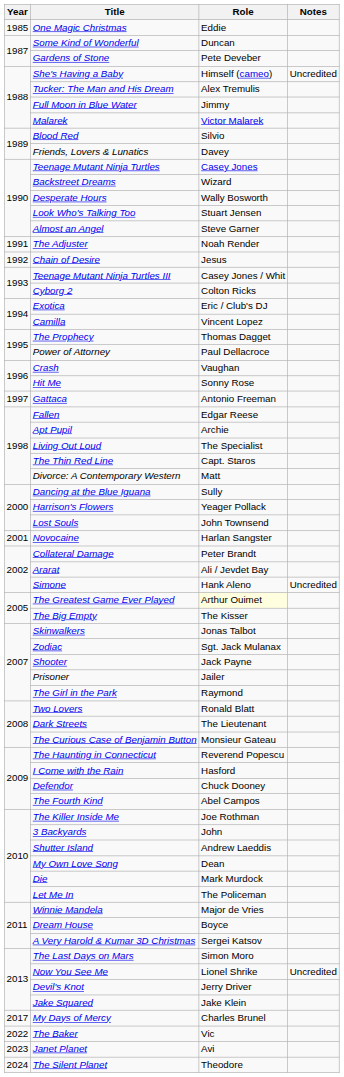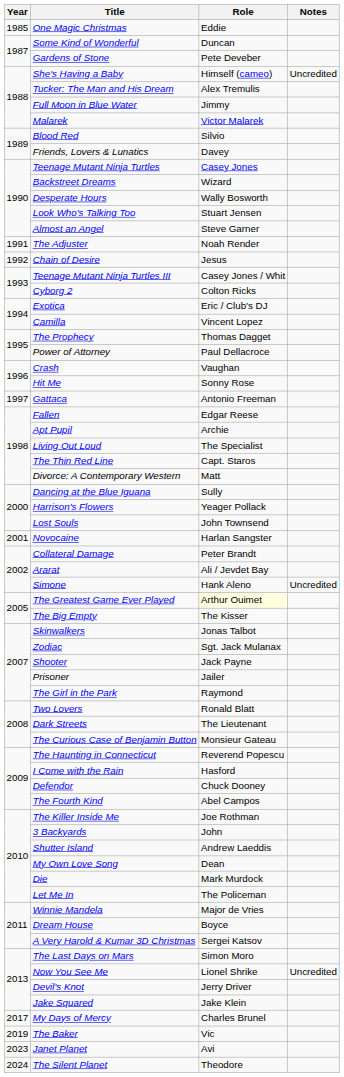(17, 1033) 2022 -> (17, 1033) 2019
